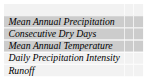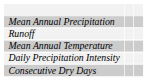rows swapped: (21, 70) <-> (52, 34)
